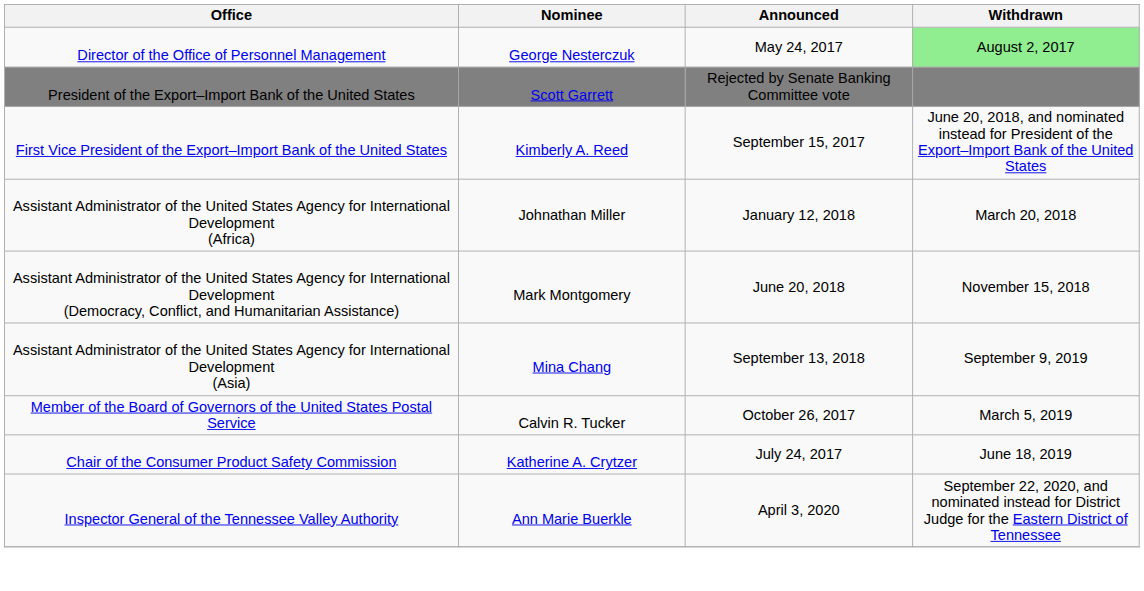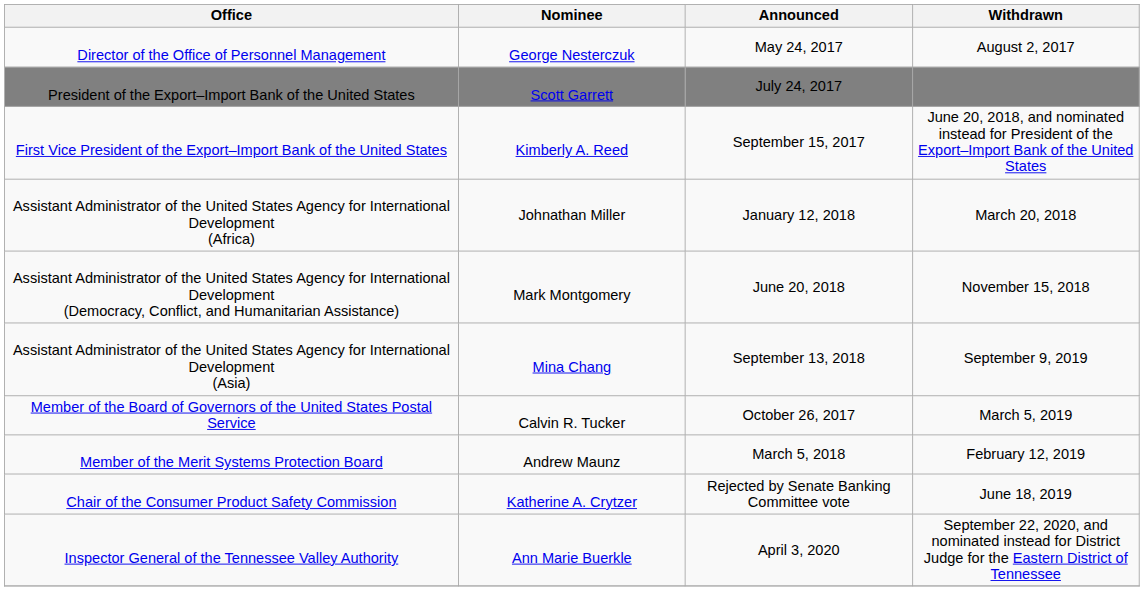(1026, 47) lightgreen background -> (1026, 47) no background
(799, 86) Rejected by Senate Banking Committee vote -> (799, 86) July 24, 2017
+ row: (231, 462)
(799, 454) July 24, 2017 -> (799, 494) Rejected by Senate Banking Committee vote
